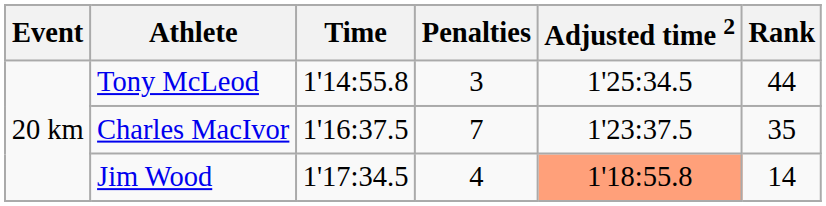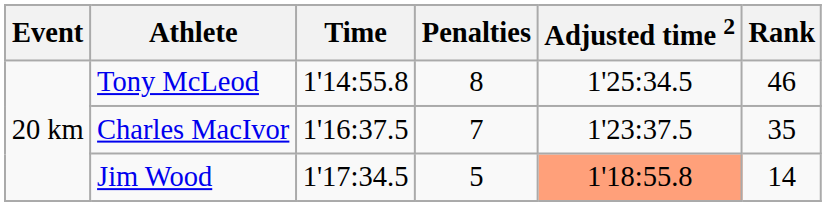(476, 82) 3 -> (476, 82) 8
(782, 82) 44 -> (782, 82) 46
(476, 176) 4 -> (476, 176) 5
